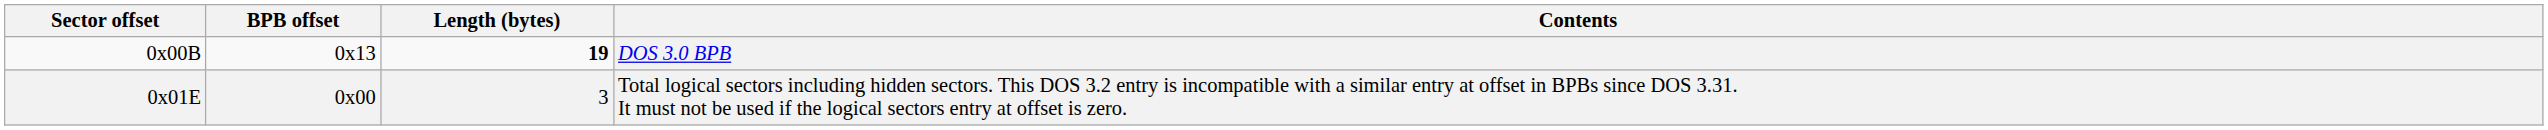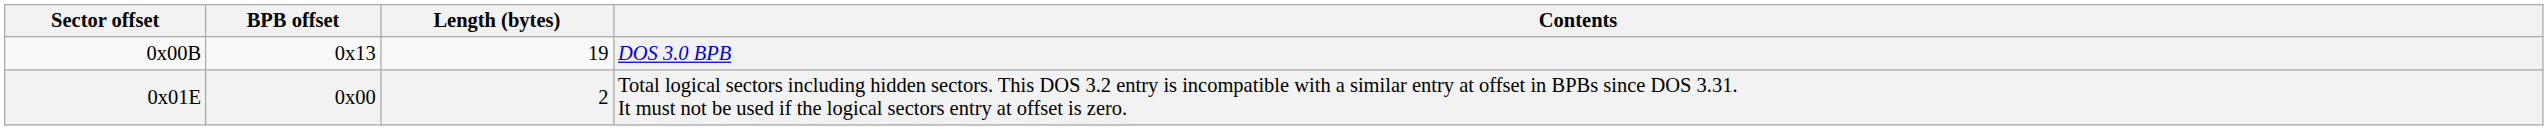(598, 53) bold -> (598, 53) normal
(603, 97) 3 -> (603, 97) 2
